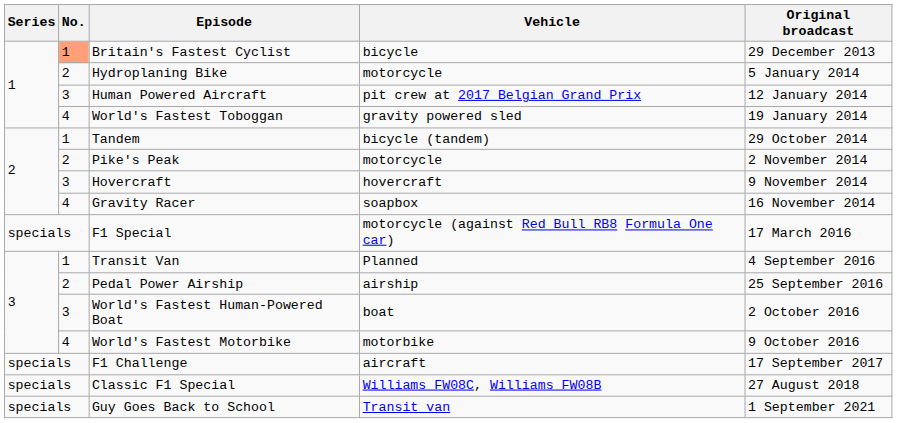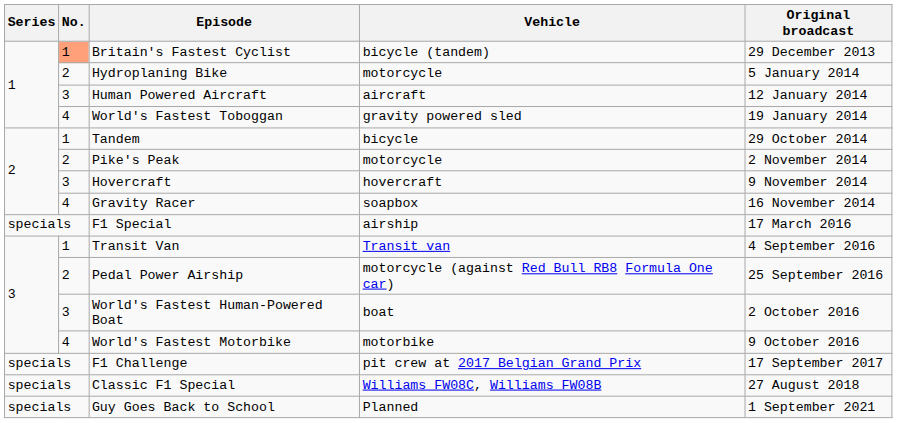(390, 52) bicycle -> (426, 52) bicycle (tandem)
(502, 95) pit crew at 2017 Belgian Grand Prix -> (394, 95) aircraft
(426, 139) bicycle (tandem) -> (390, 139) bicycle
(538, 233) motorcycle (against Red Bull RB8 Formula One car) -> (390, 225) airship
(390, 262) Planned -> (406, 247) Transit van
(390, 284) airship -> (538, 276) motorcycle (against Red Bull RB8 Formula One car)
(394, 364) aircraft -> (502, 364) pit crew at 2017 Belgian Grand Prix
(406, 407) Transit van -> (390, 407) Planned
